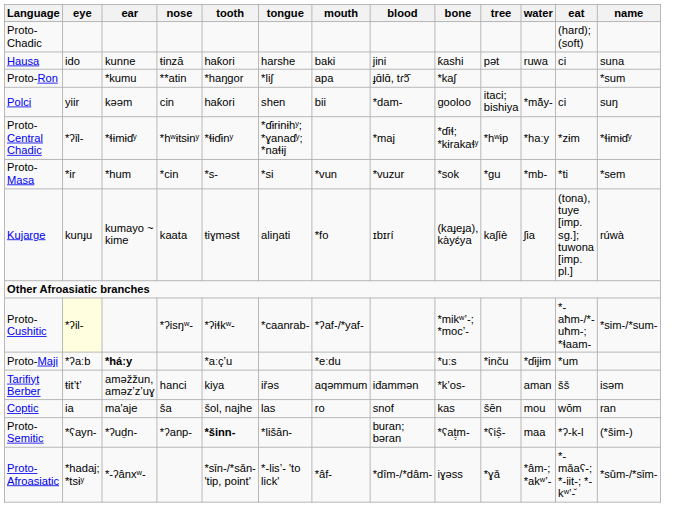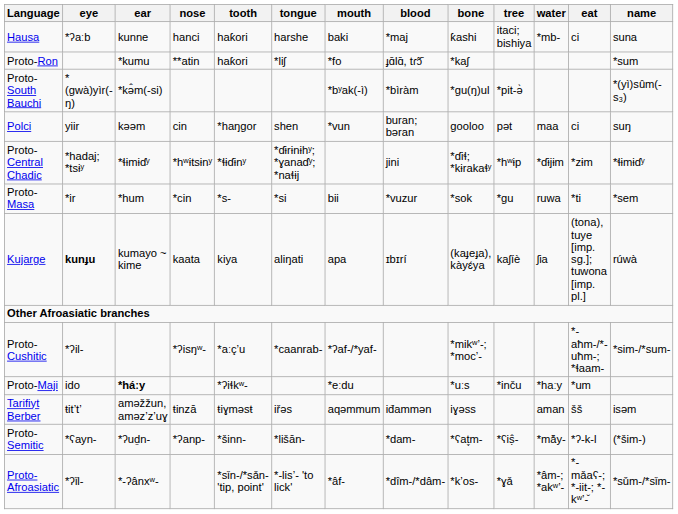- row: (24, 37)
(72, 60) ido -> (78, 37) *ʔaːb
(172, 60) ŧinzā -> (186, 37) hanci
(379, 60) jini -> (397, 37) *maj
(491, 60) pət -> (514, 37) itaci; bishiya
(536, 60) ruwa -> (548, 37) *mb-
(224, 78) *haŋgor -> (233, 60) haƙori
(324, 78) apa -> (335, 60) *fo
+ row: (24, 90)
(220, 102) haƙori -> (237, 126) *haŋgor
(320, 102) bii -> (339, 126) *vun
(388, 102) *dam- -> (401, 126) buran; bəran
(501, 102) itaci; bishiya -> (504, 126) pət
(538, 102) *mā̆y- -> (547, 126) maa
(74, 138) *ʔǐl- -> (82, 162) *hadaj; *tsɨʸ
(384, 138) *maj -> (392, 162) jini
(536, 138) *haːy -> (550, 162) *ɗɨjɨm
(326, 174) *vun -> (333, 198) bii
(535, 174) *mb- -> (549, 198) ruwa
(79, 234) normal -> (80, 259) bold
(222, 234) ŧiɣməsŧ -> (227, 259) kiya
(322, 234) *fo -> (337, 259) apa
(74, 325) lightyellow background -> (74, 349) no background
(220, 325) *ʔiɬkʷ- -> (231, 349) *aːç’u
(78, 361) *ʔaːb -> (72, 385) ido
(218, 361) *aːç’u -> (233, 385) *ʔiɬkʷ-
(537, 361) *ɗɨjɨm -> (549, 385) *haːy
(173, 385) hanci -> (185, 409) ŧinzā
(214, 385) kiya -> (235, 409) ŧiɣməsŧ
(451, 385) *k’os- -> (463, 409) iɣəss
- row: (23, 408)
(220, 432) bold -> (232, 439) normal
(388, 432) buran; bəran -> (401, 439) *dam-
(535, 432) maa -> (551, 439) *mā̆y-
(82, 474) *hadaj; *tsɨʸ -> (74, 481) *ʔǐl-
(450, 474) iɣəss -> (464, 481) *k’os-
